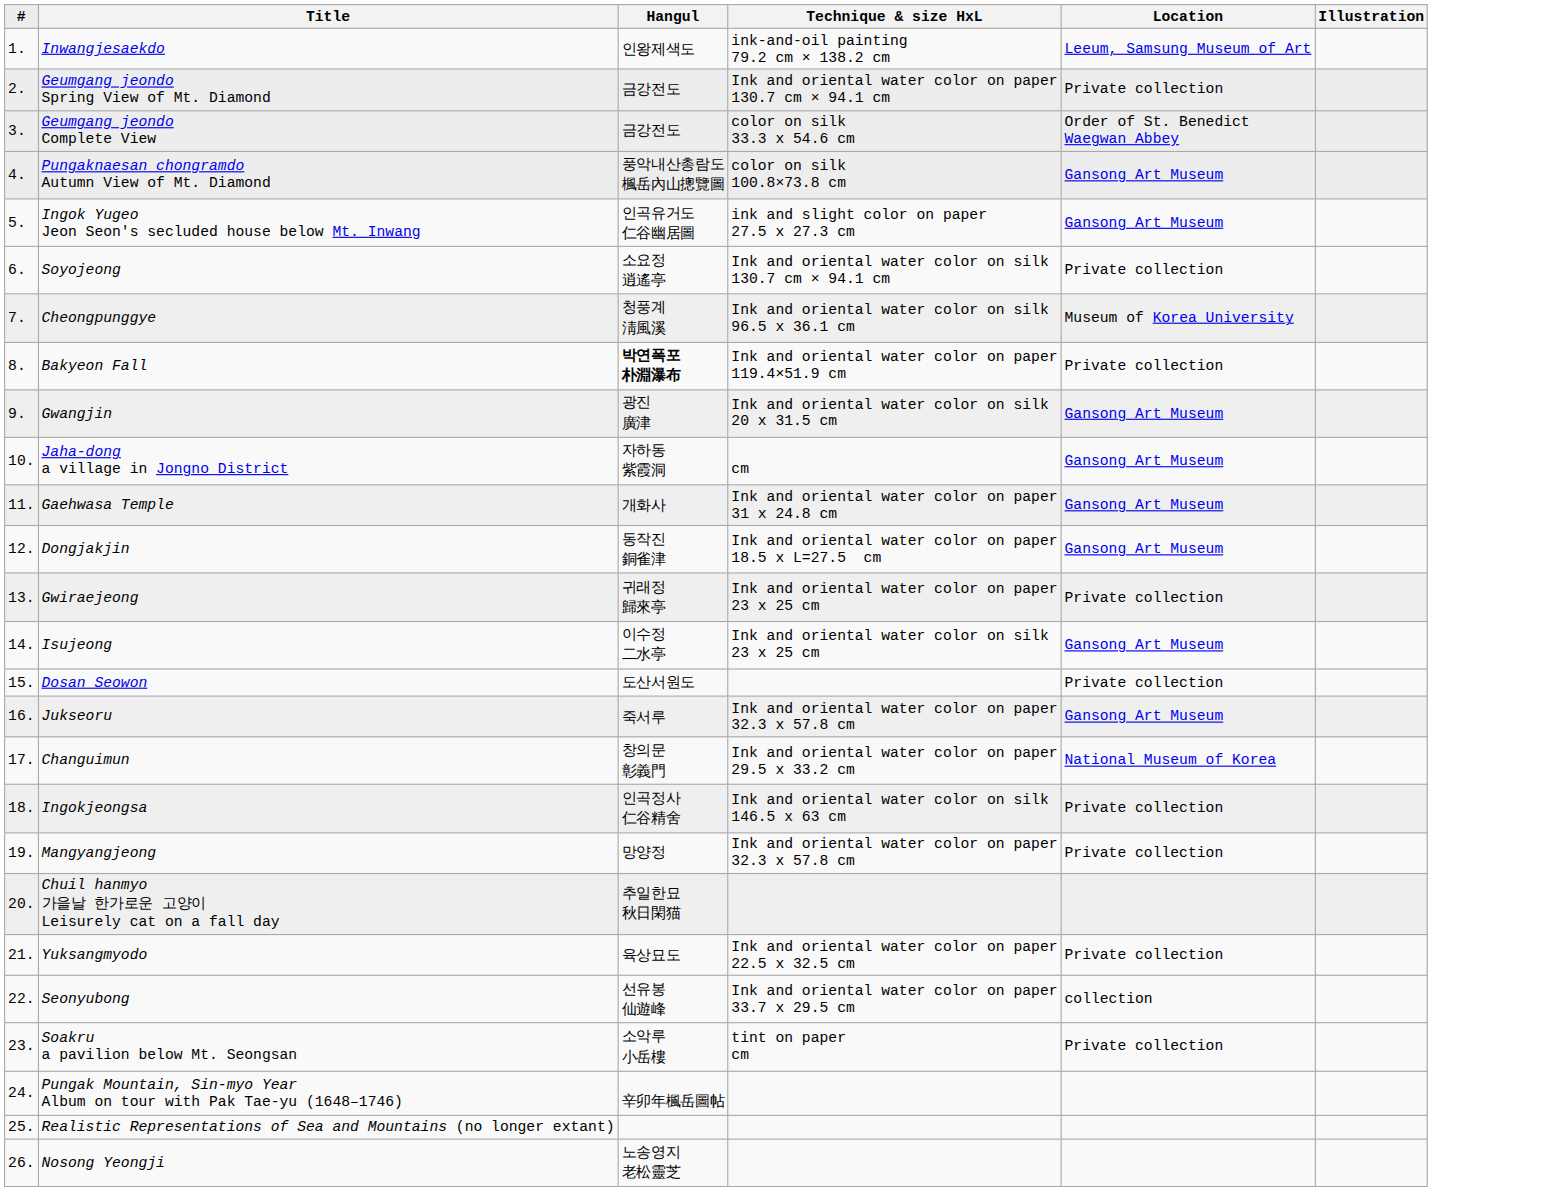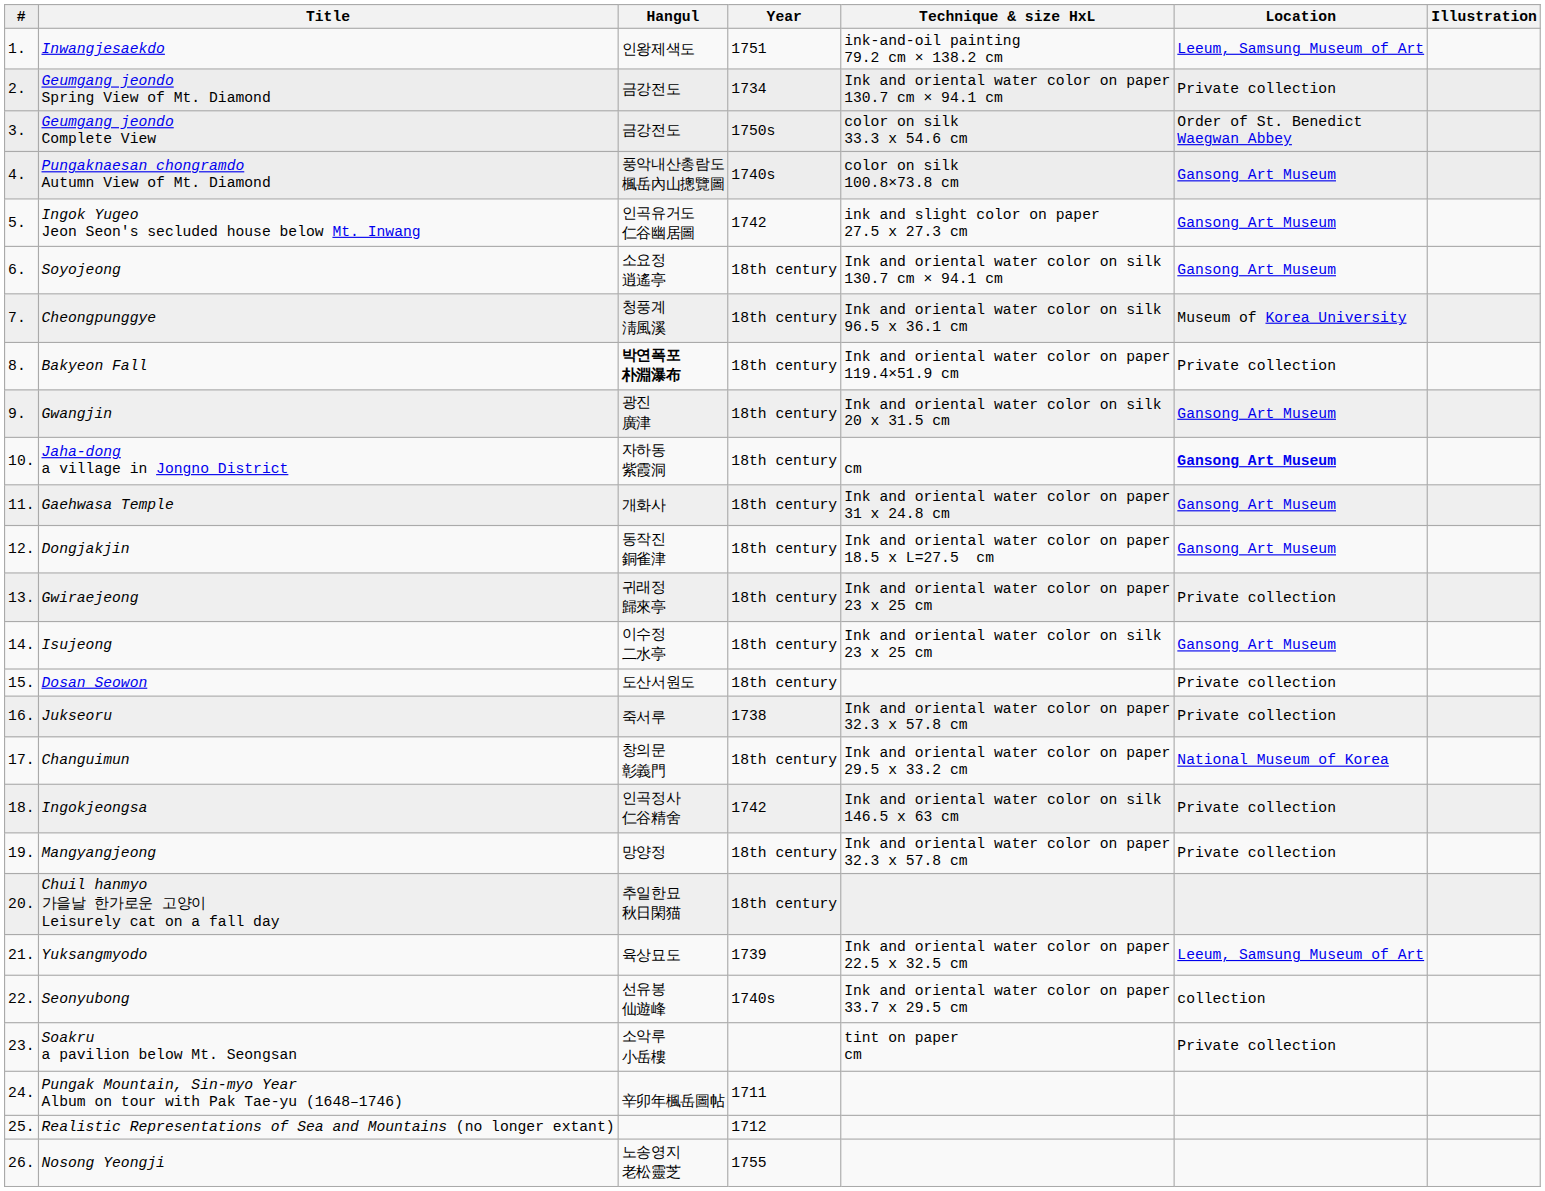+ column: (784, 17)
(1144, 270) Private collection -> (1257, 270) Gansong Art Museum
(1144, 461) normal -> (1257, 461) bold
(1144, 717) Gansong Art Museum -> (1257, 717) Private collection
(1144, 955) Private collection -> (1301, 955) Leeum, Samsung Museum of Art
